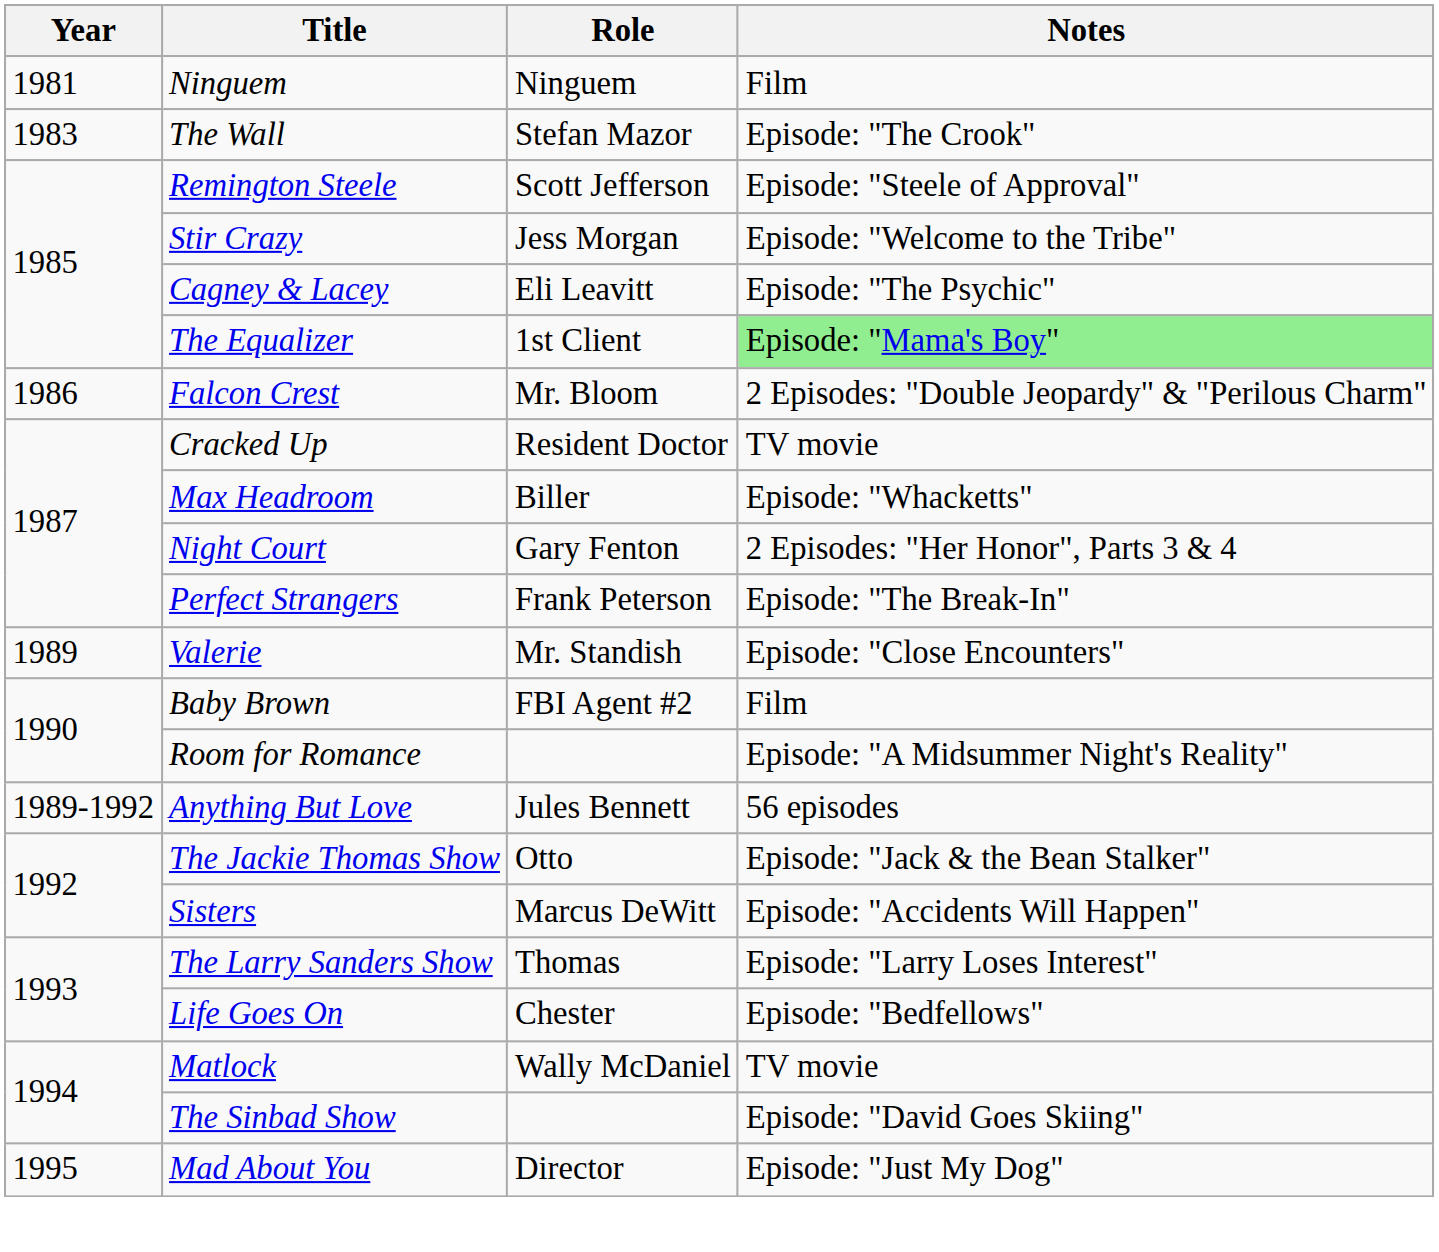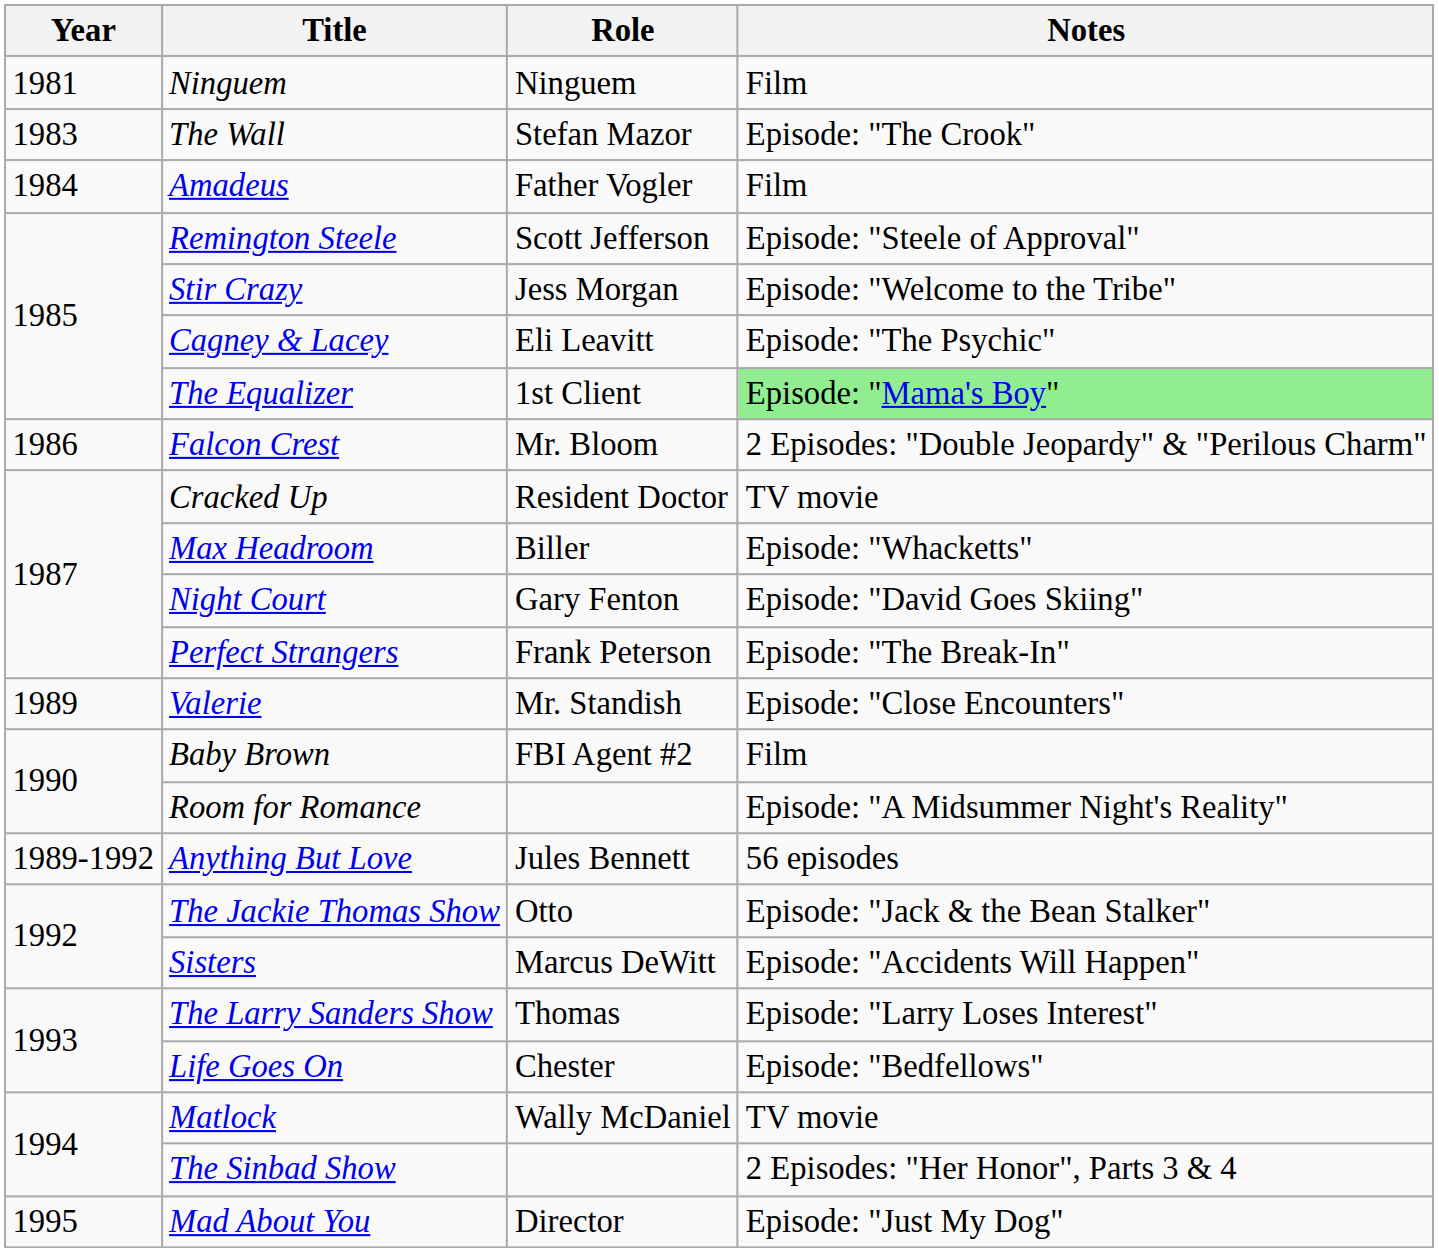+ row: (229, 185)
(991, 548) 2 Episodes: "Her Honor", Parts 3 & 4 -> (945, 599) Episode: "David Goes Skiing"
(945, 1117) Episode: "David Goes Skiing" -> (991, 1169) 2 Episodes: "Her Honor", Parts 3 & 4
